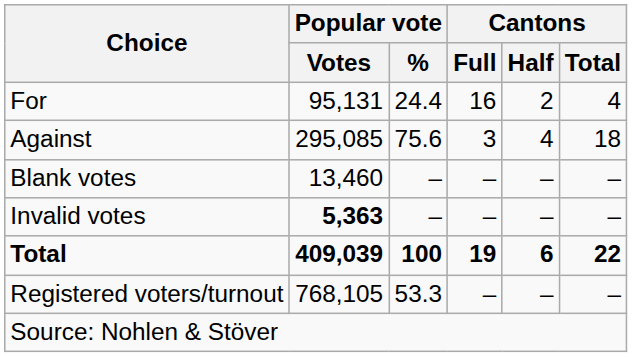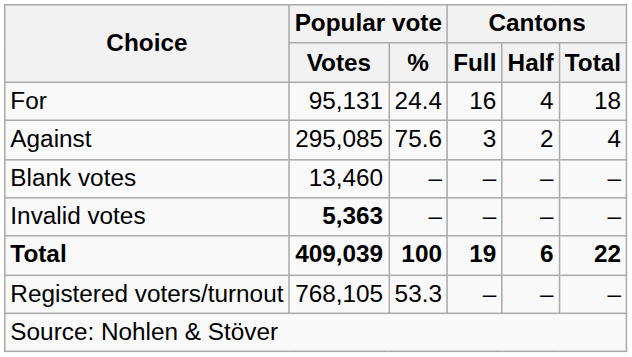(547, 100) 2 -> (547, 100) 4
(614, 100) 4 -> (608, 100) 18
(547, 139) 4 -> (547, 139) 2
(608, 139) 18 -> (614, 139) 4
